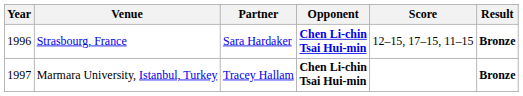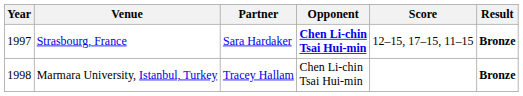(19, 41) 1996 -> (19, 41) 1997
(19, 75) 1997 -> (19, 75) 1998
(333, 75) bold -> (331, 75) normal
